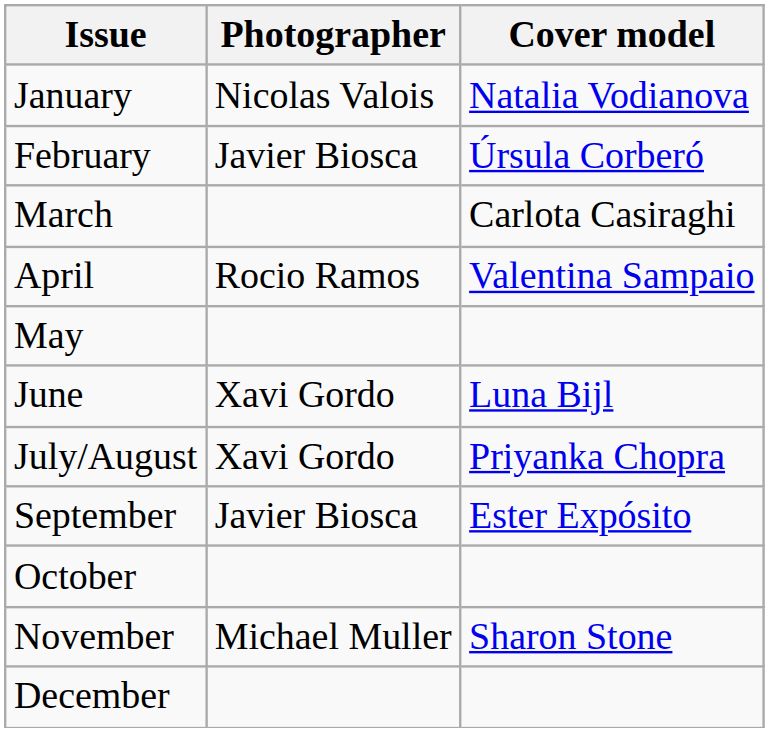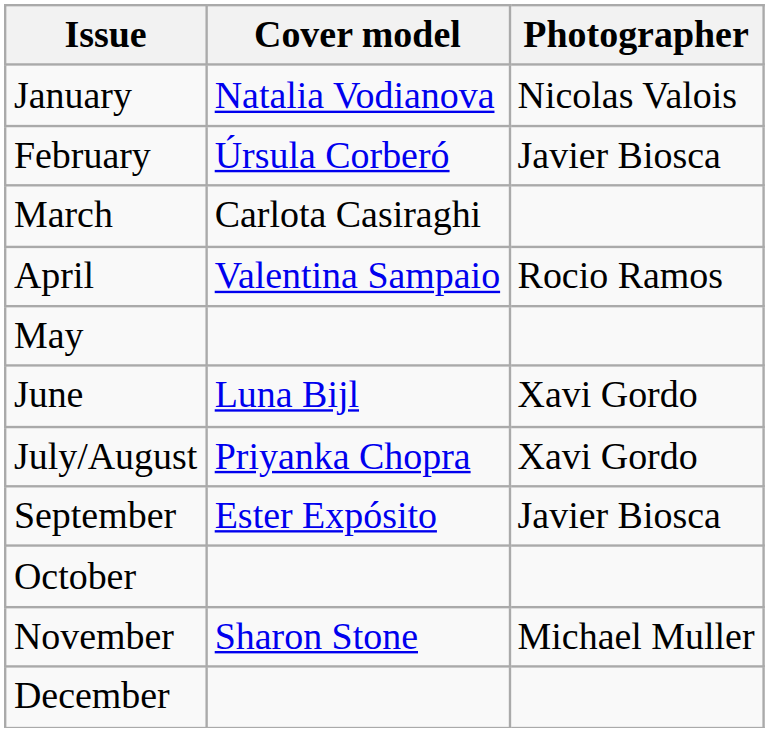columns swapped: (612, 34) <-> (333, 34)
